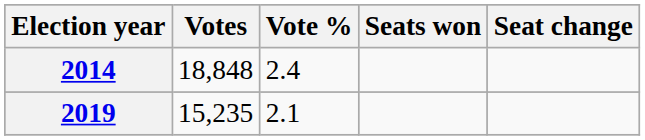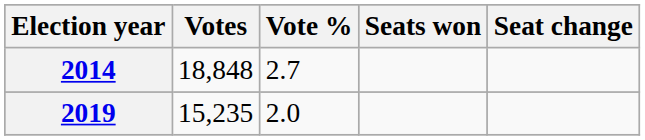(283, 69) 2.4 -> (283, 69) 2.7
(283, 112) 2.1 -> (283, 112) 2.0
